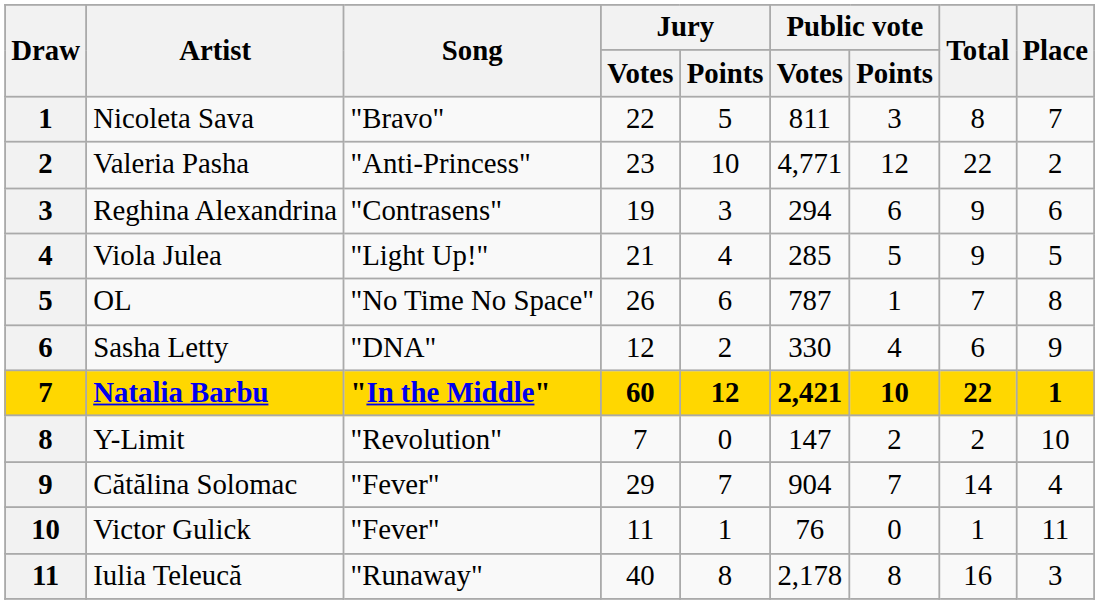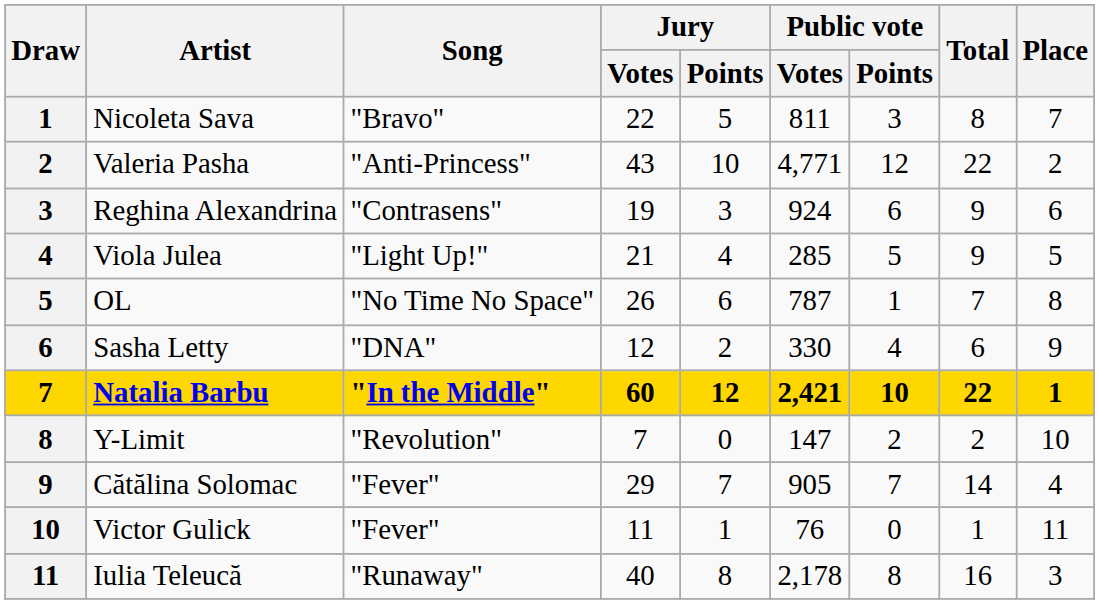(640, 164) 23 -> (640, 164) 43
(810, 210) 294 -> (810, 210) 924
(810, 484) 904 -> (810, 484) 905
